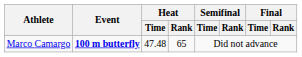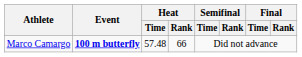(155, 44) 47.48 -> (155, 44) 57.48
(182, 44) 65 -> (182, 44) 66
